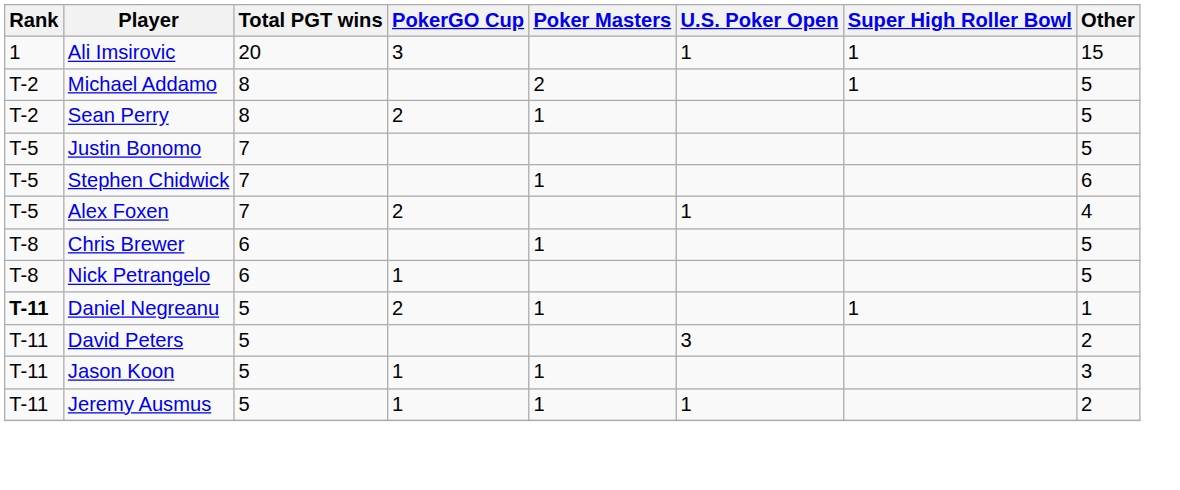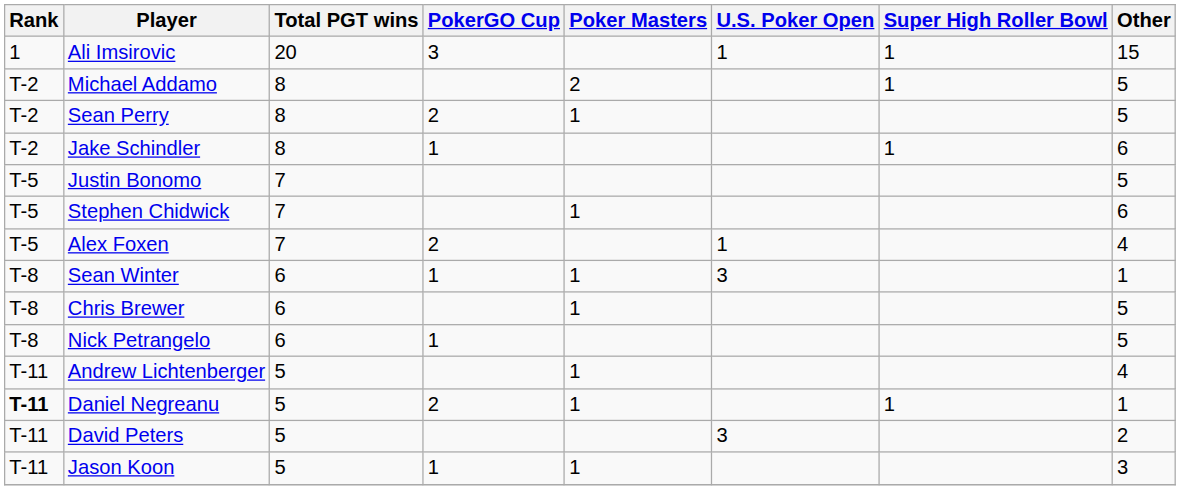+ row: (134, 148)
+ row: (123, 276)
+ row: (166, 372)
- row: (140, 404)
